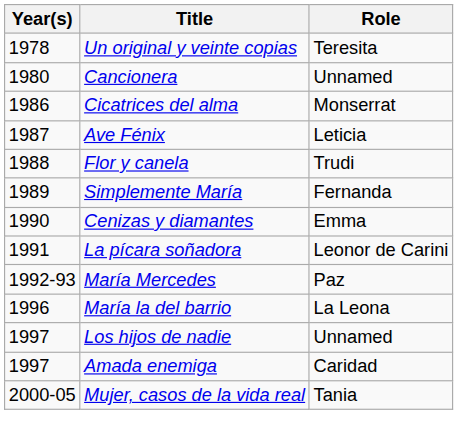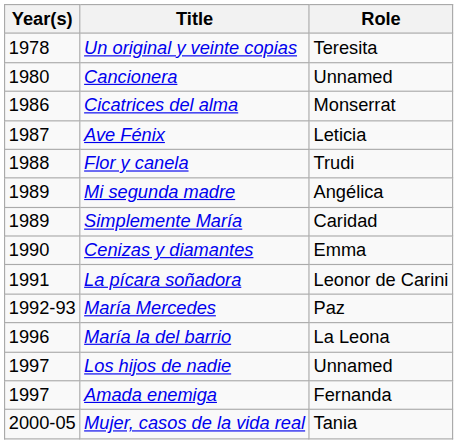+ row: (160, 192)
(353, 192) Fernanda -> (345, 221) Caridad
(345, 366) Caridad -> (353, 395) Fernanda
